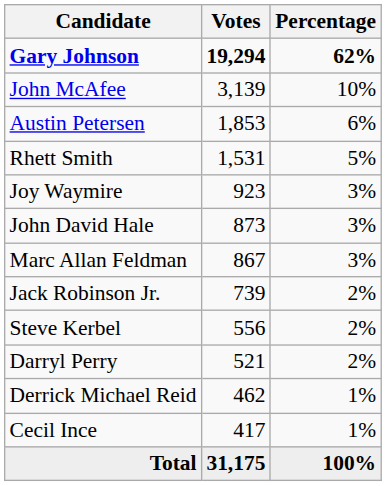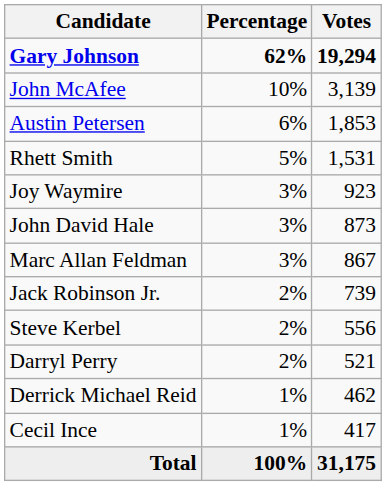columns swapped: (236, 21) <-> (326, 21)
